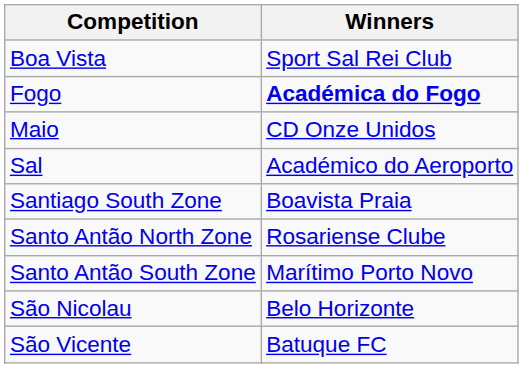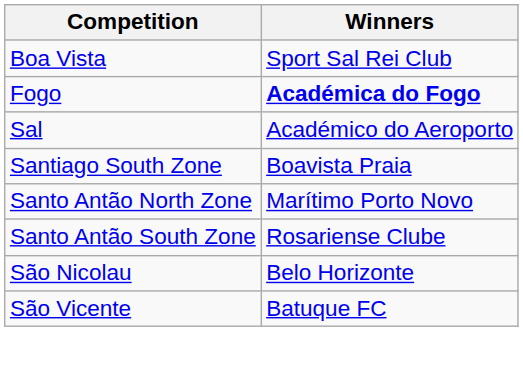- row: (34, 129)
(356, 237) Rosariense Clube -> (370, 201) Marítimo Porto Novo
(370, 272) Marítimo Porto Novo -> (356, 237) Rosariense Clube
